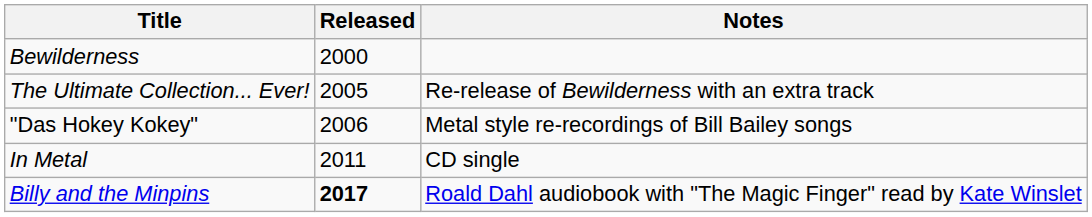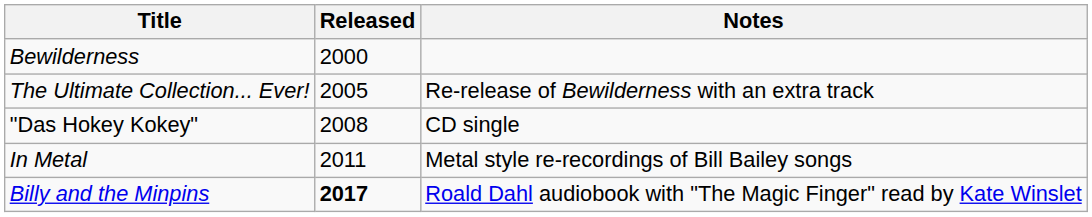(344, 125) 2006 -> (344, 125) 2008
(639, 125) Metal style re-recordings of Bill Bailey songs -> (472, 125) CD single
(472, 159) CD single -> (639, 159) Metal style re-recordings of Bill Bailey songs
